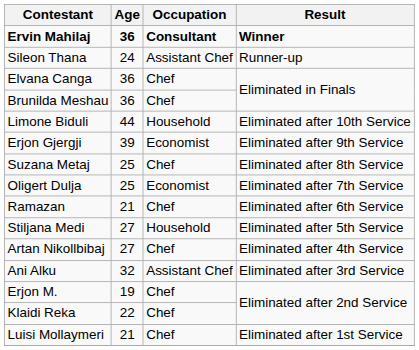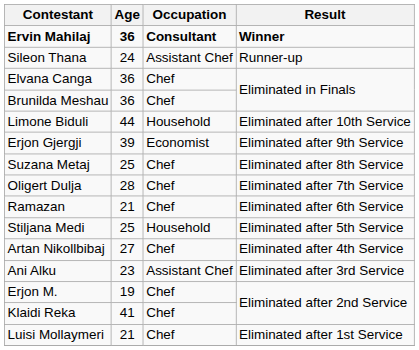(127, 185) 25 -> (127, 185) 28
(178, 185) Economist -> (160, 185) Chef
(127, 228) 27 -> (127, 228) 25
(127, 270) 32 -> (127, 270) 23
(127, 313) 22 -> (127, 313) 41
